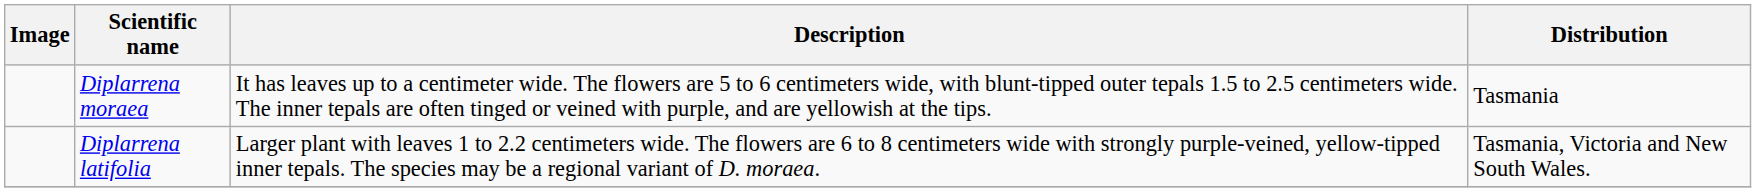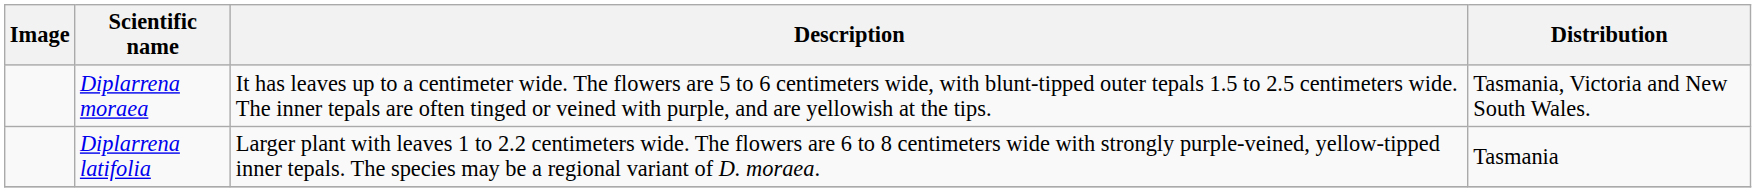(1516, 95) Tasmania -> (1600, 95) Tasmania, Victoria and New South Wales.
(1600, 156) Tasmania, Victoria and New South Wales. -> (1516, 156) Tasmania
